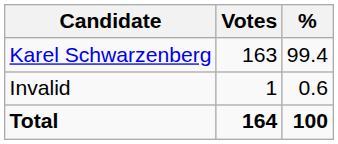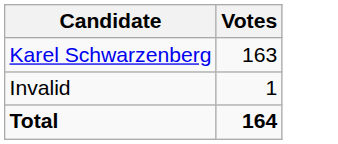- column: (307, 21)
